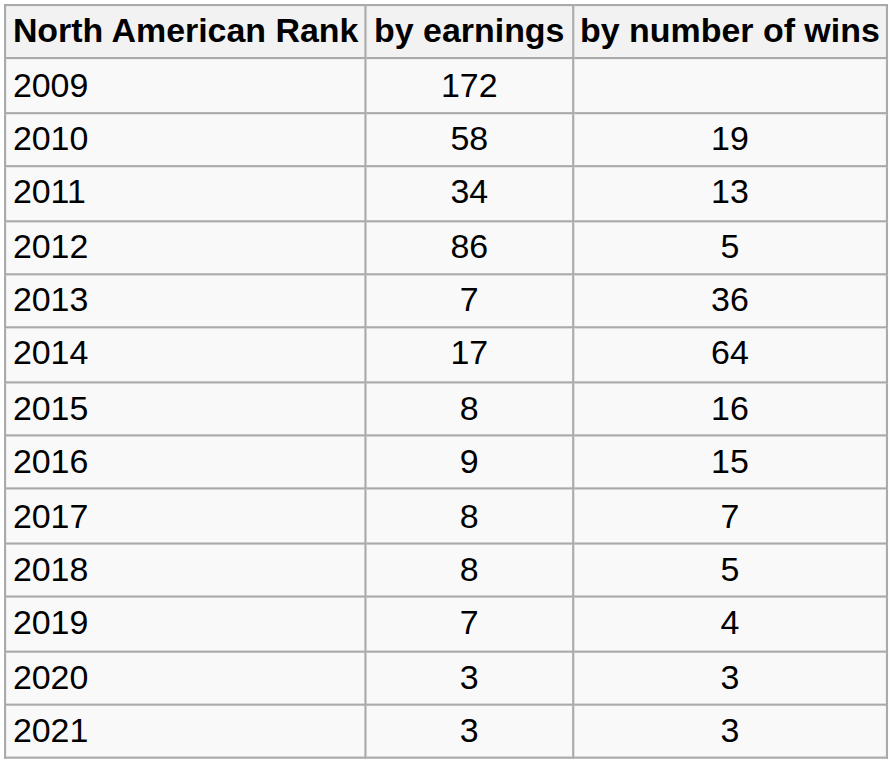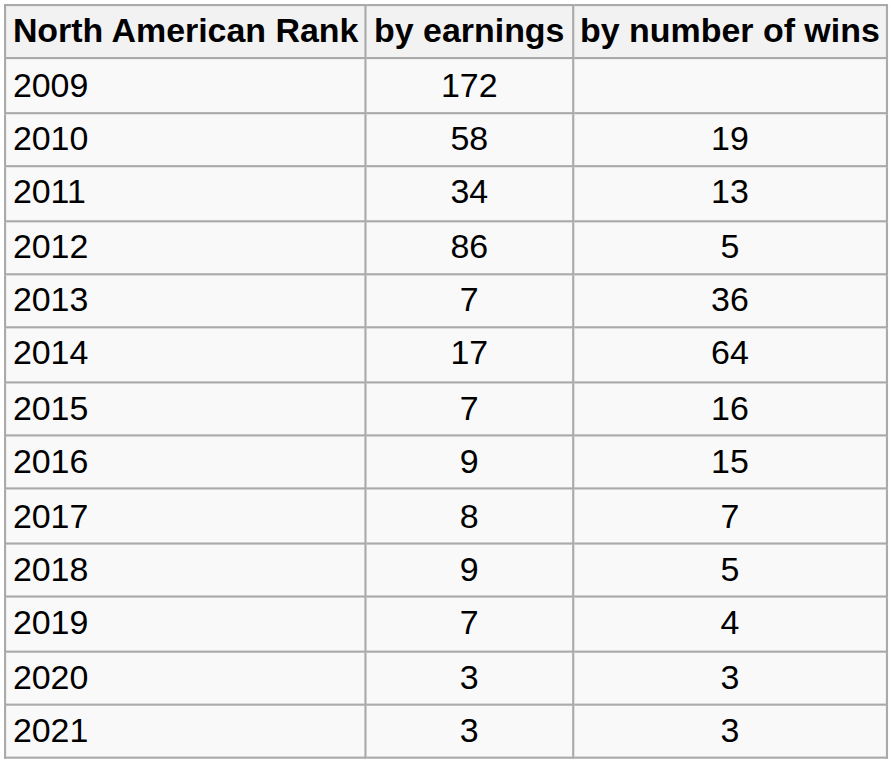(469, 407) 8 -> (469, 407) 7
(469, 569) 8 -> (469, 569) 9
